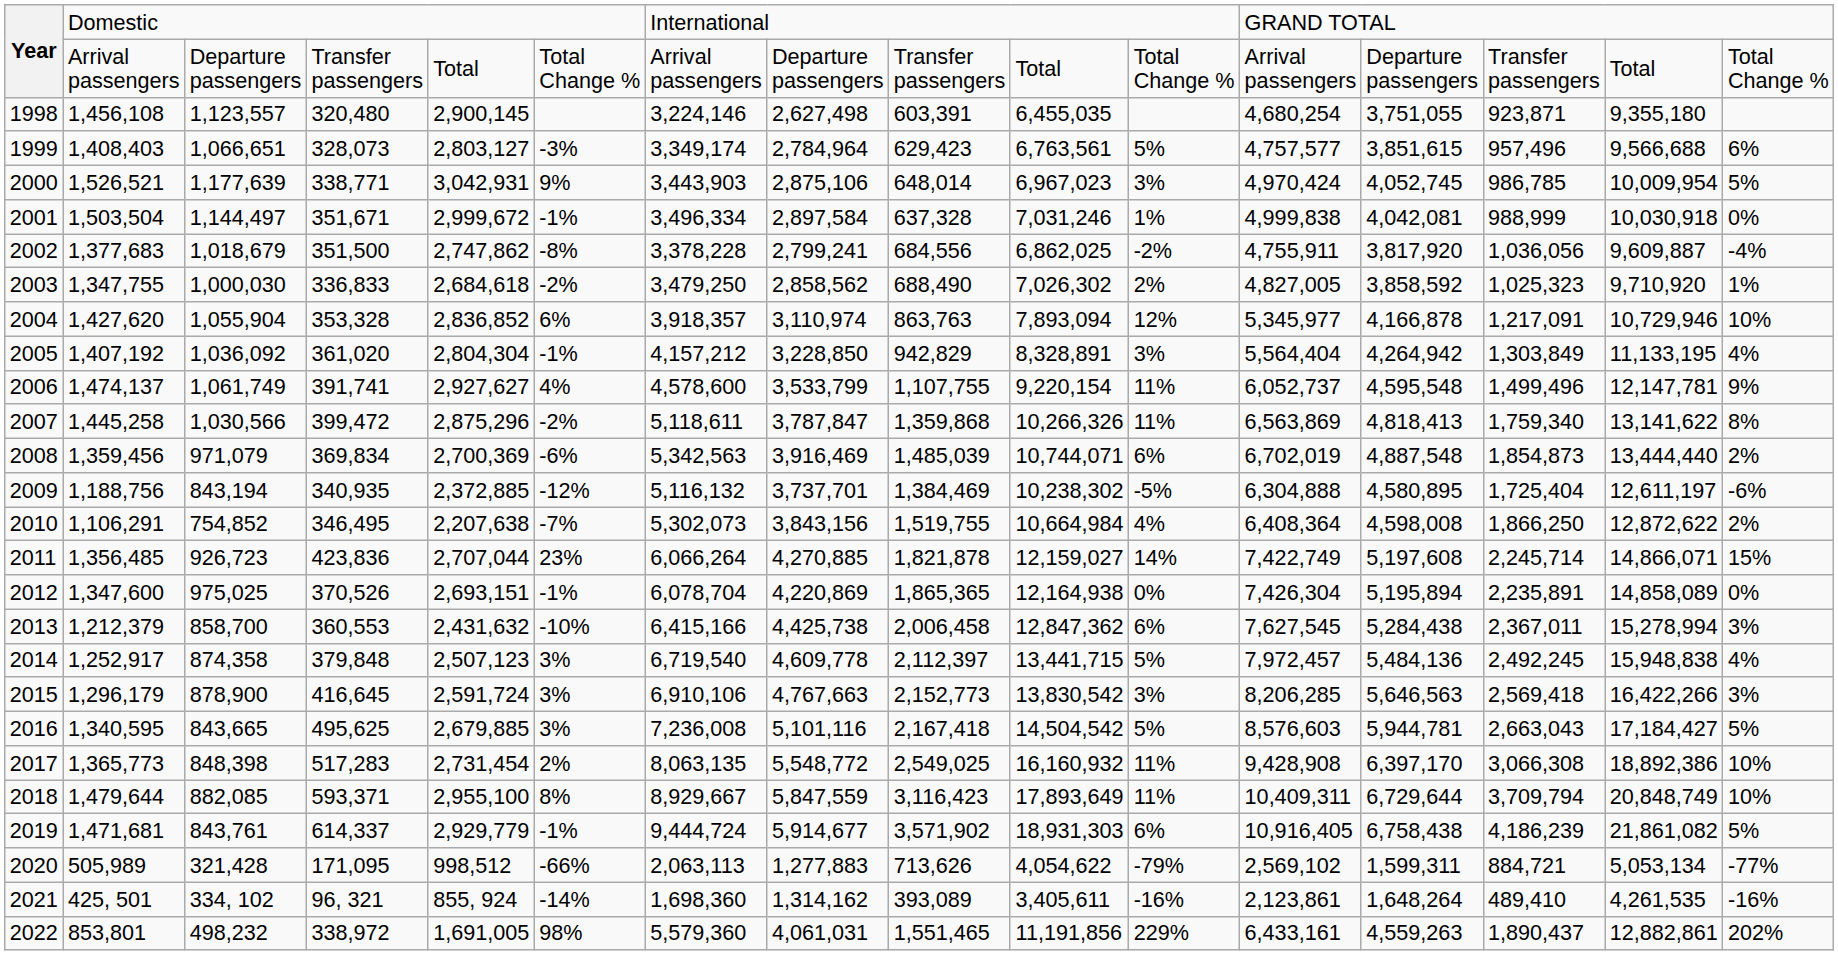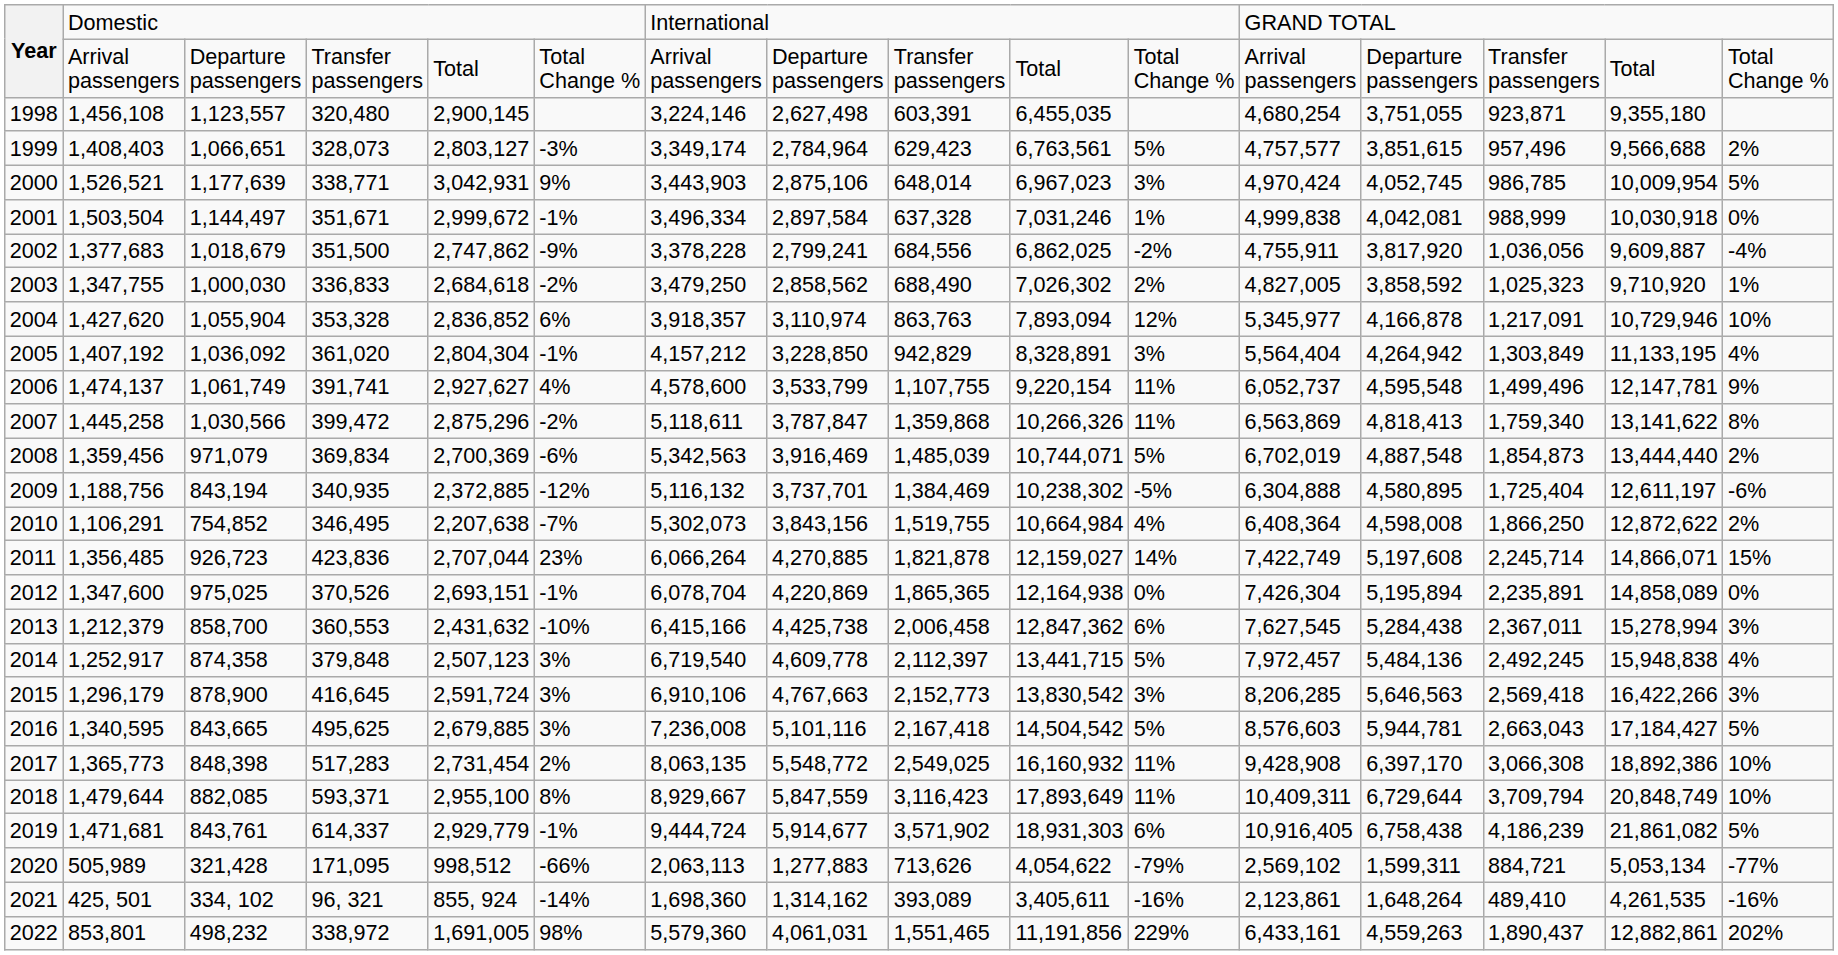(1744, 149) 6% -> (1744, 149) 2%
(559, 251) -8% -> (559, 251) -9%
(1149, 456) 6% -> (1149, 456) 5%
